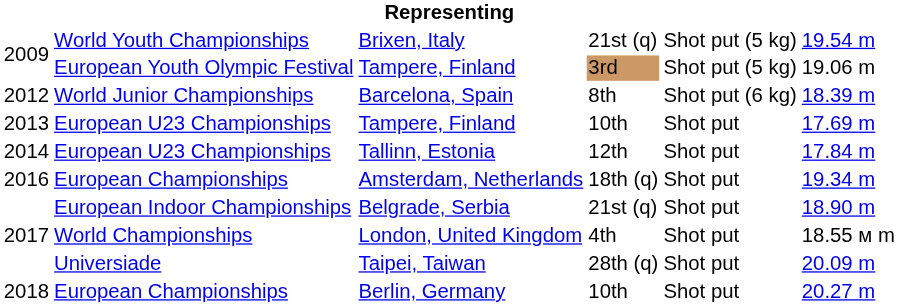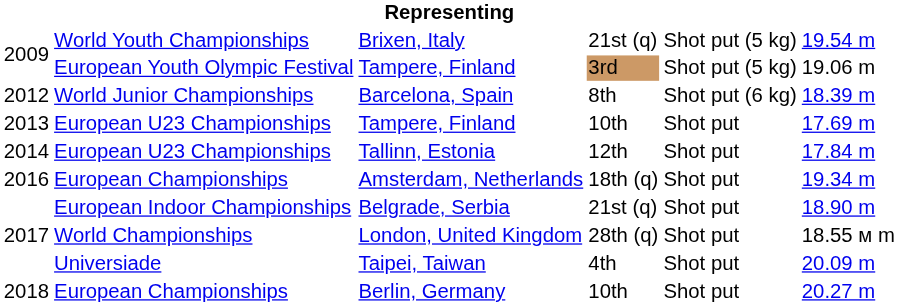(602, 235) 4th -> (623, 235) 28th (q)
(623, 263) 28th (q) -> (602, 263) 4th
